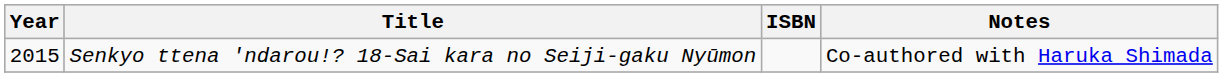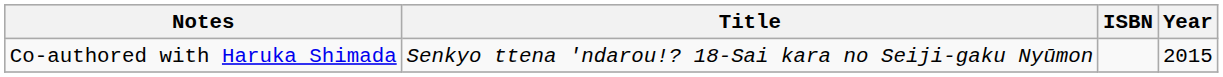columns swapped: (35, 22) <-> (1019, 22)
